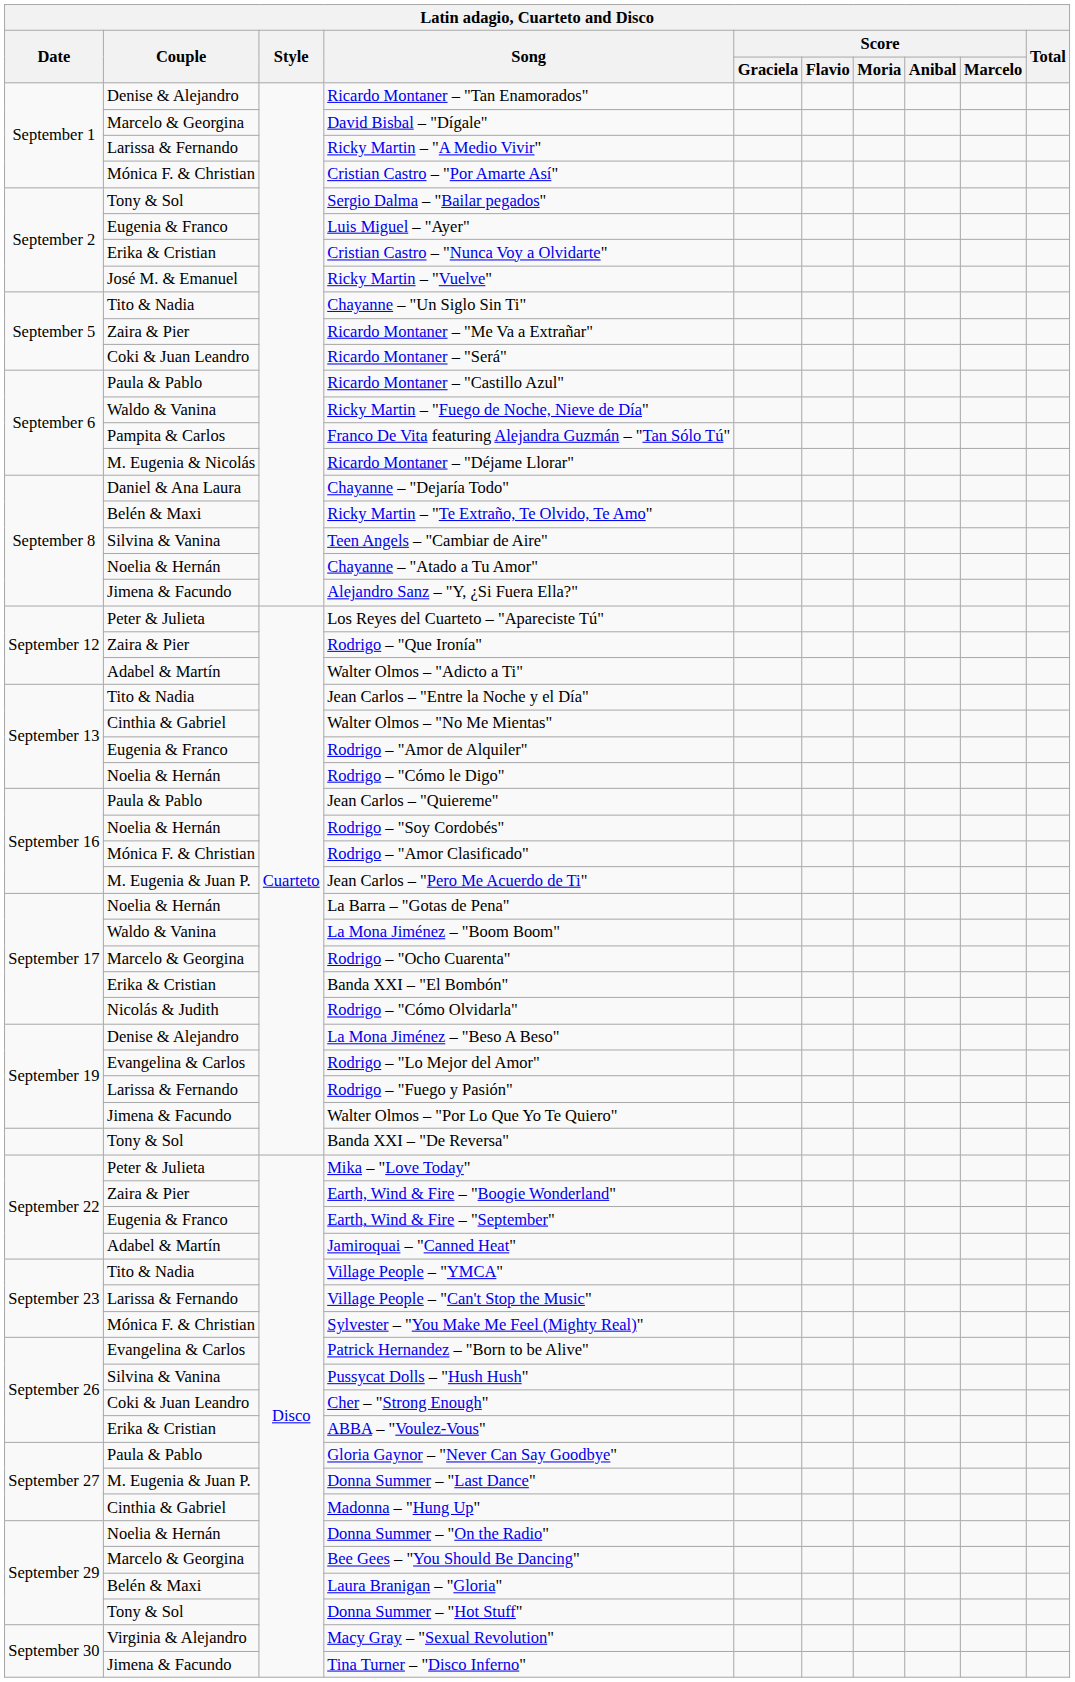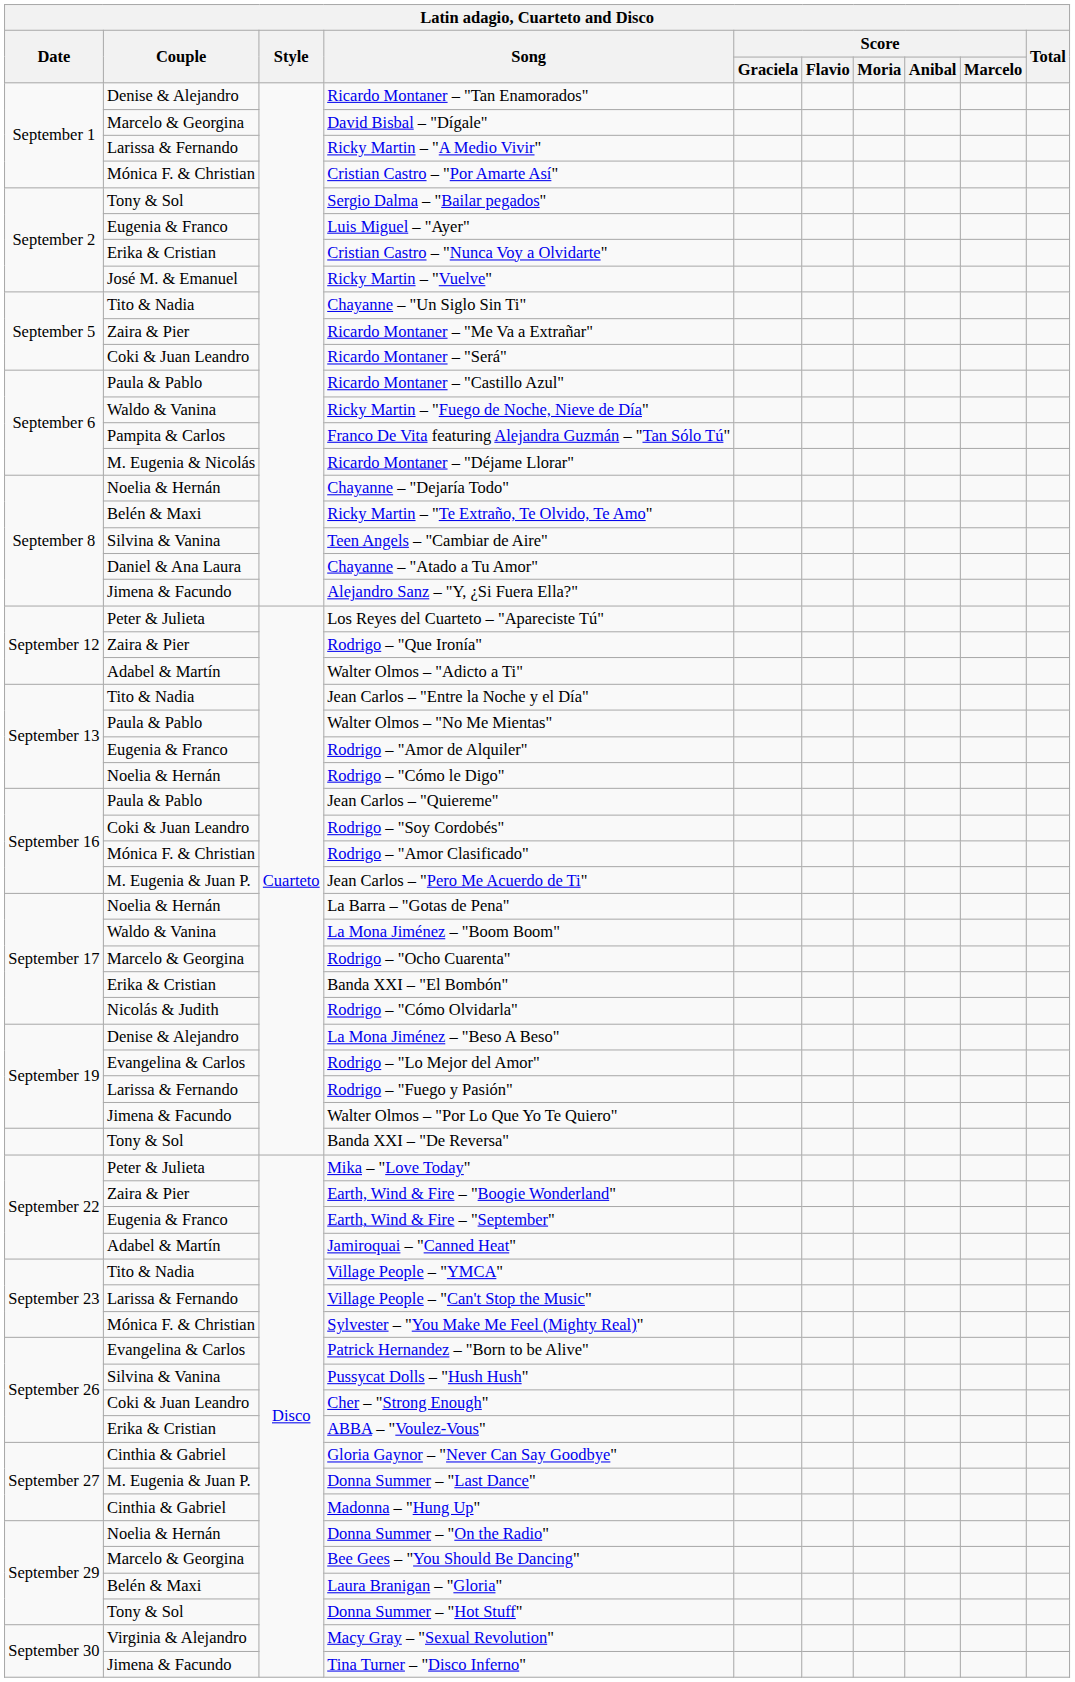(174, 488) Daniel & Ana Laura -> (164, 488) Noelia & Hernán
(164, 566) Noelia & Hernán -> (174, 566) Daniel & Ana Laura
(166, 723) Cinthia & Gabriel -> (155, 723) Paula & Pablo
(164, 827) Noelia & Hernán -> (178, 827) Coki & Juan Leandro
(155, 1455) Paula & Pablo -> (166, 1455) Cinthia & Gabriel
